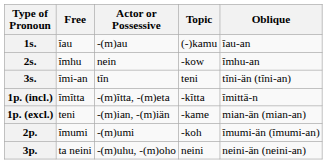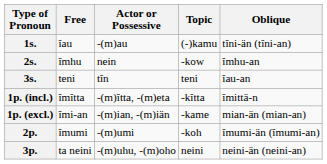(236, 43) ĭau-an -> (257, 43) tĭni-än (tĭni-an)
(73, 79) ĭmi-an -> (67, 79) teni
(257, 79) tĭni-än (tĭni-an) -> (236, 79) ĭau-an
(67, 114) teni -> (73, 114) ĭmi-an
